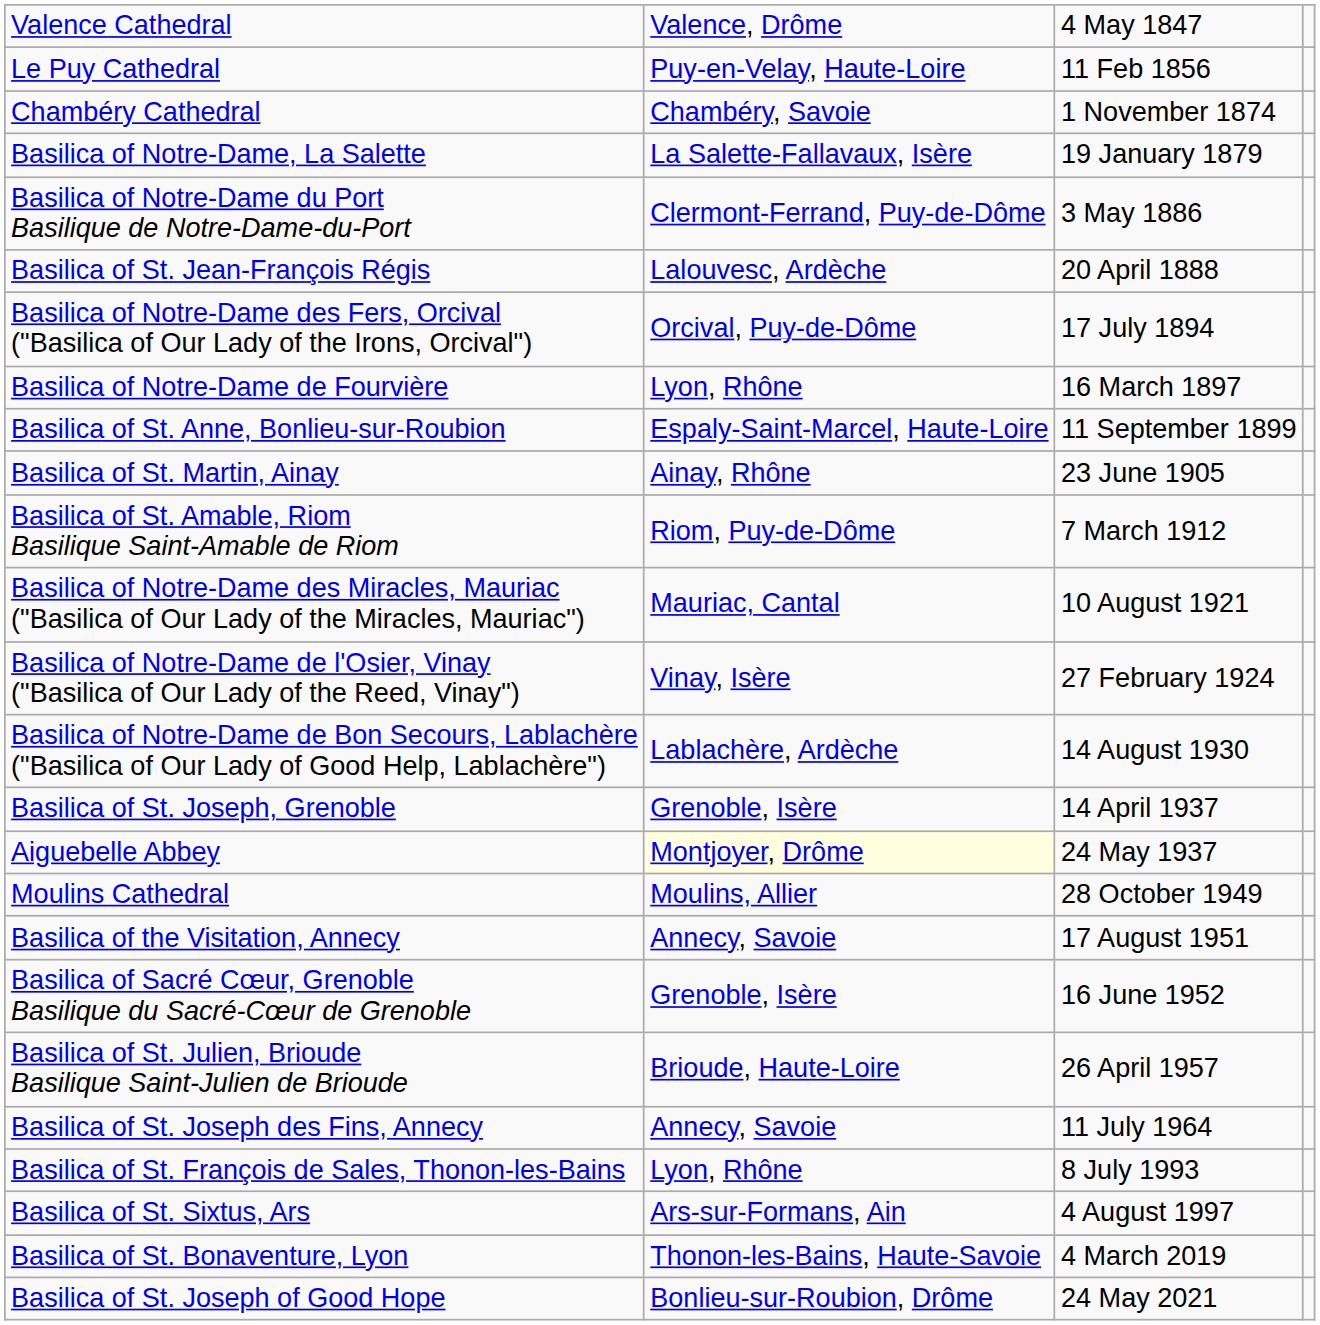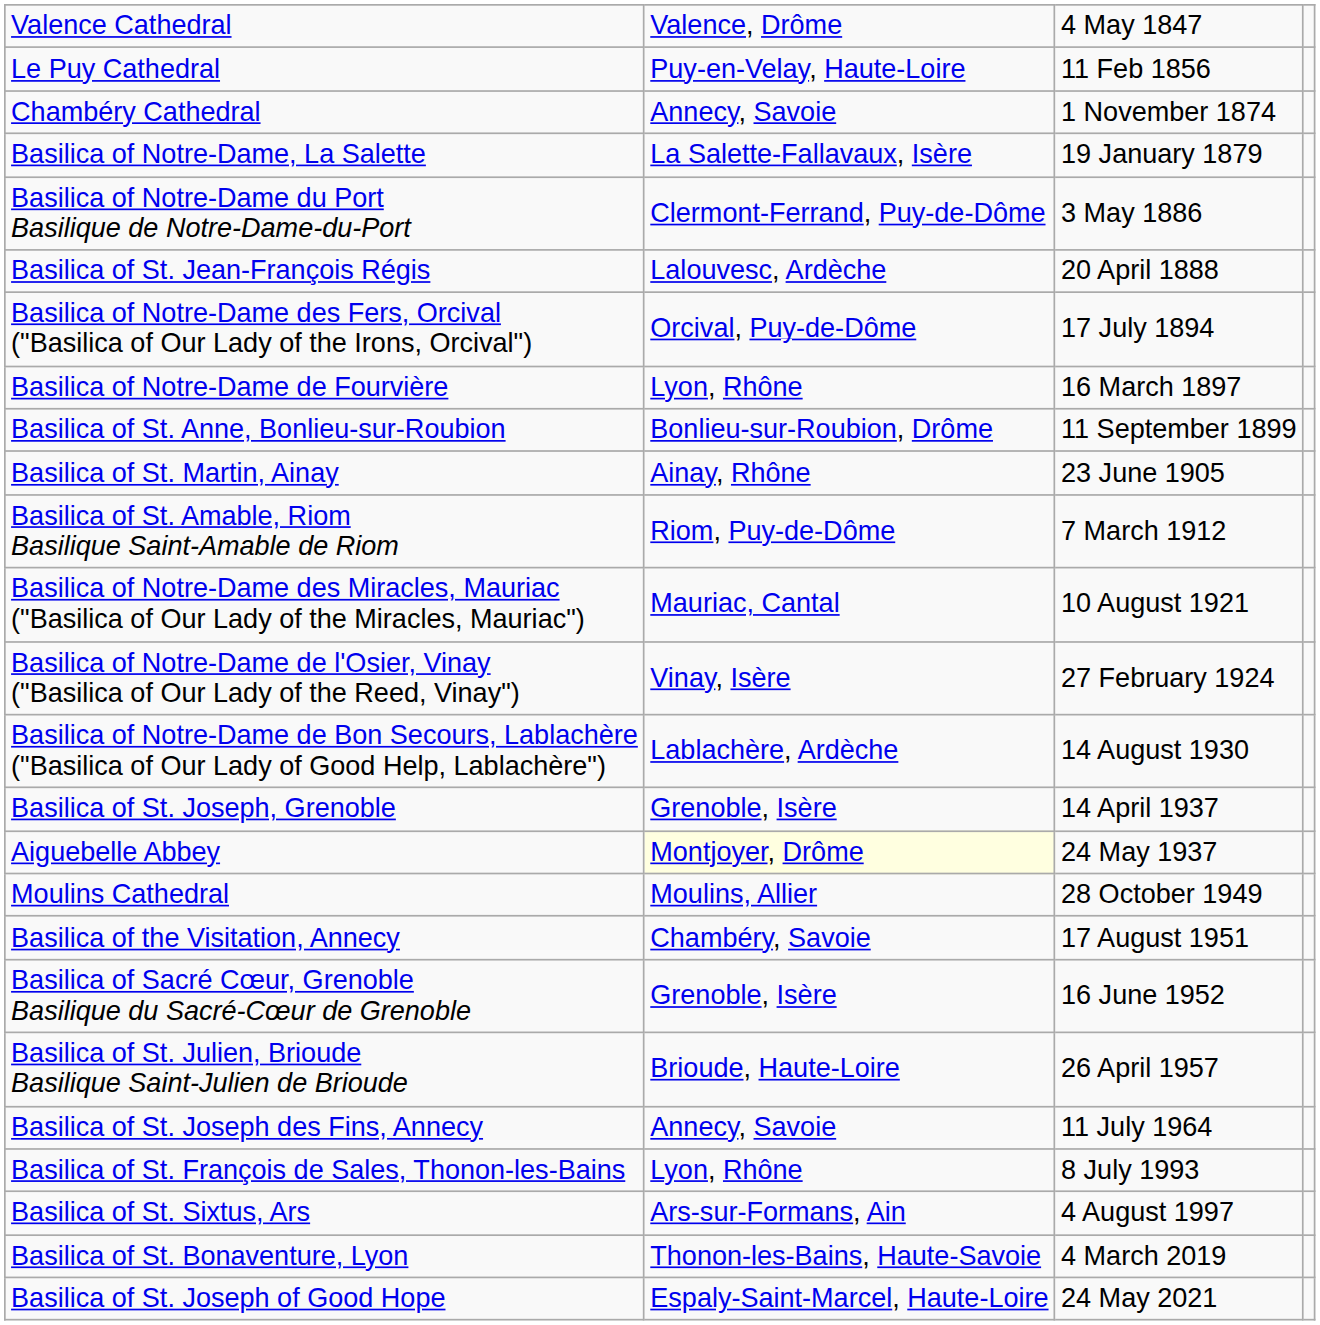(761, 111) Chambéry, Savoie -> (743, 111) Annecy, Savoie
(849, 429) Espaly-Saint-Marcel, Haute-Loire -> (822, 429) Bonlieu-sur-Roubion, Drôme
(743, 937) Annecy, Savoie -> (761, 937) Chambéry, Savoie
(822, 1298) Bonlieu-sur-Roubion, Drôme -> (849, 1298) Espaly-Saint-Marcel, Haute-Loire
